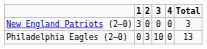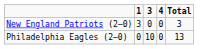- column: (147, 11)
